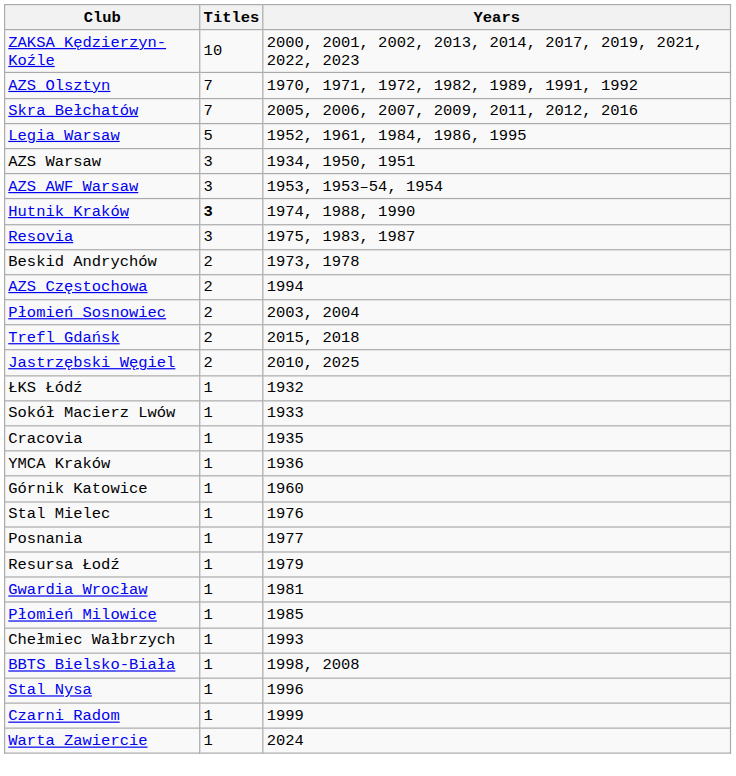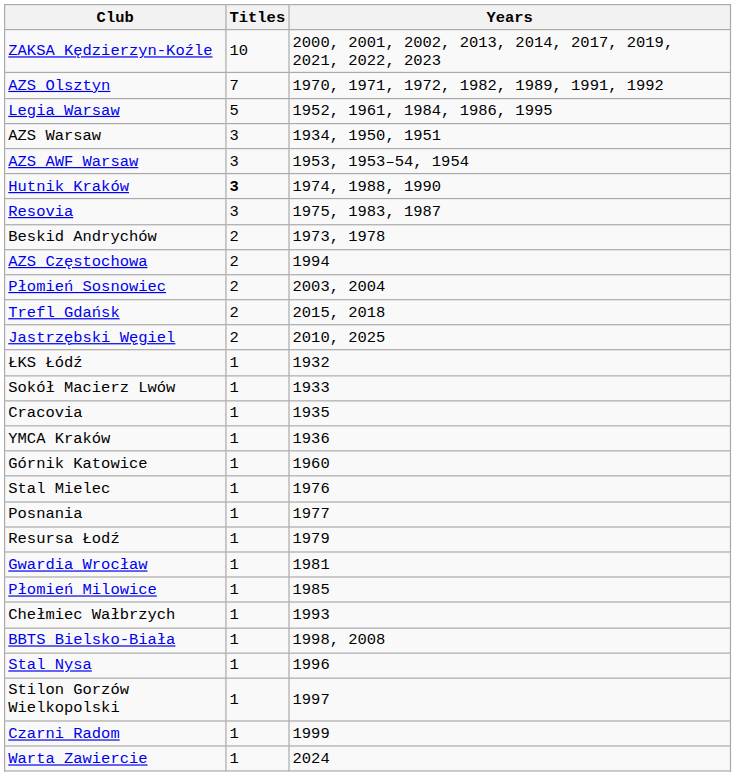- row: (73, 111)
+ row: (69, 700)
